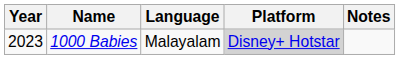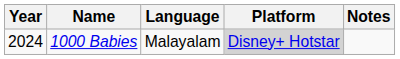(26, 41) 2023 -> (26, 41) 2024
